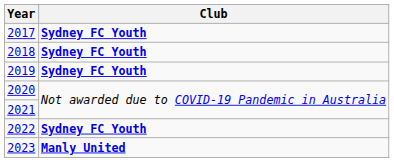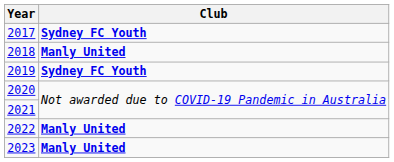(94, 52) Sydney FC Youth -> (83, 52) Manly United
(94, 128) Sydney FC Youth -> (83, 128) Manly United
